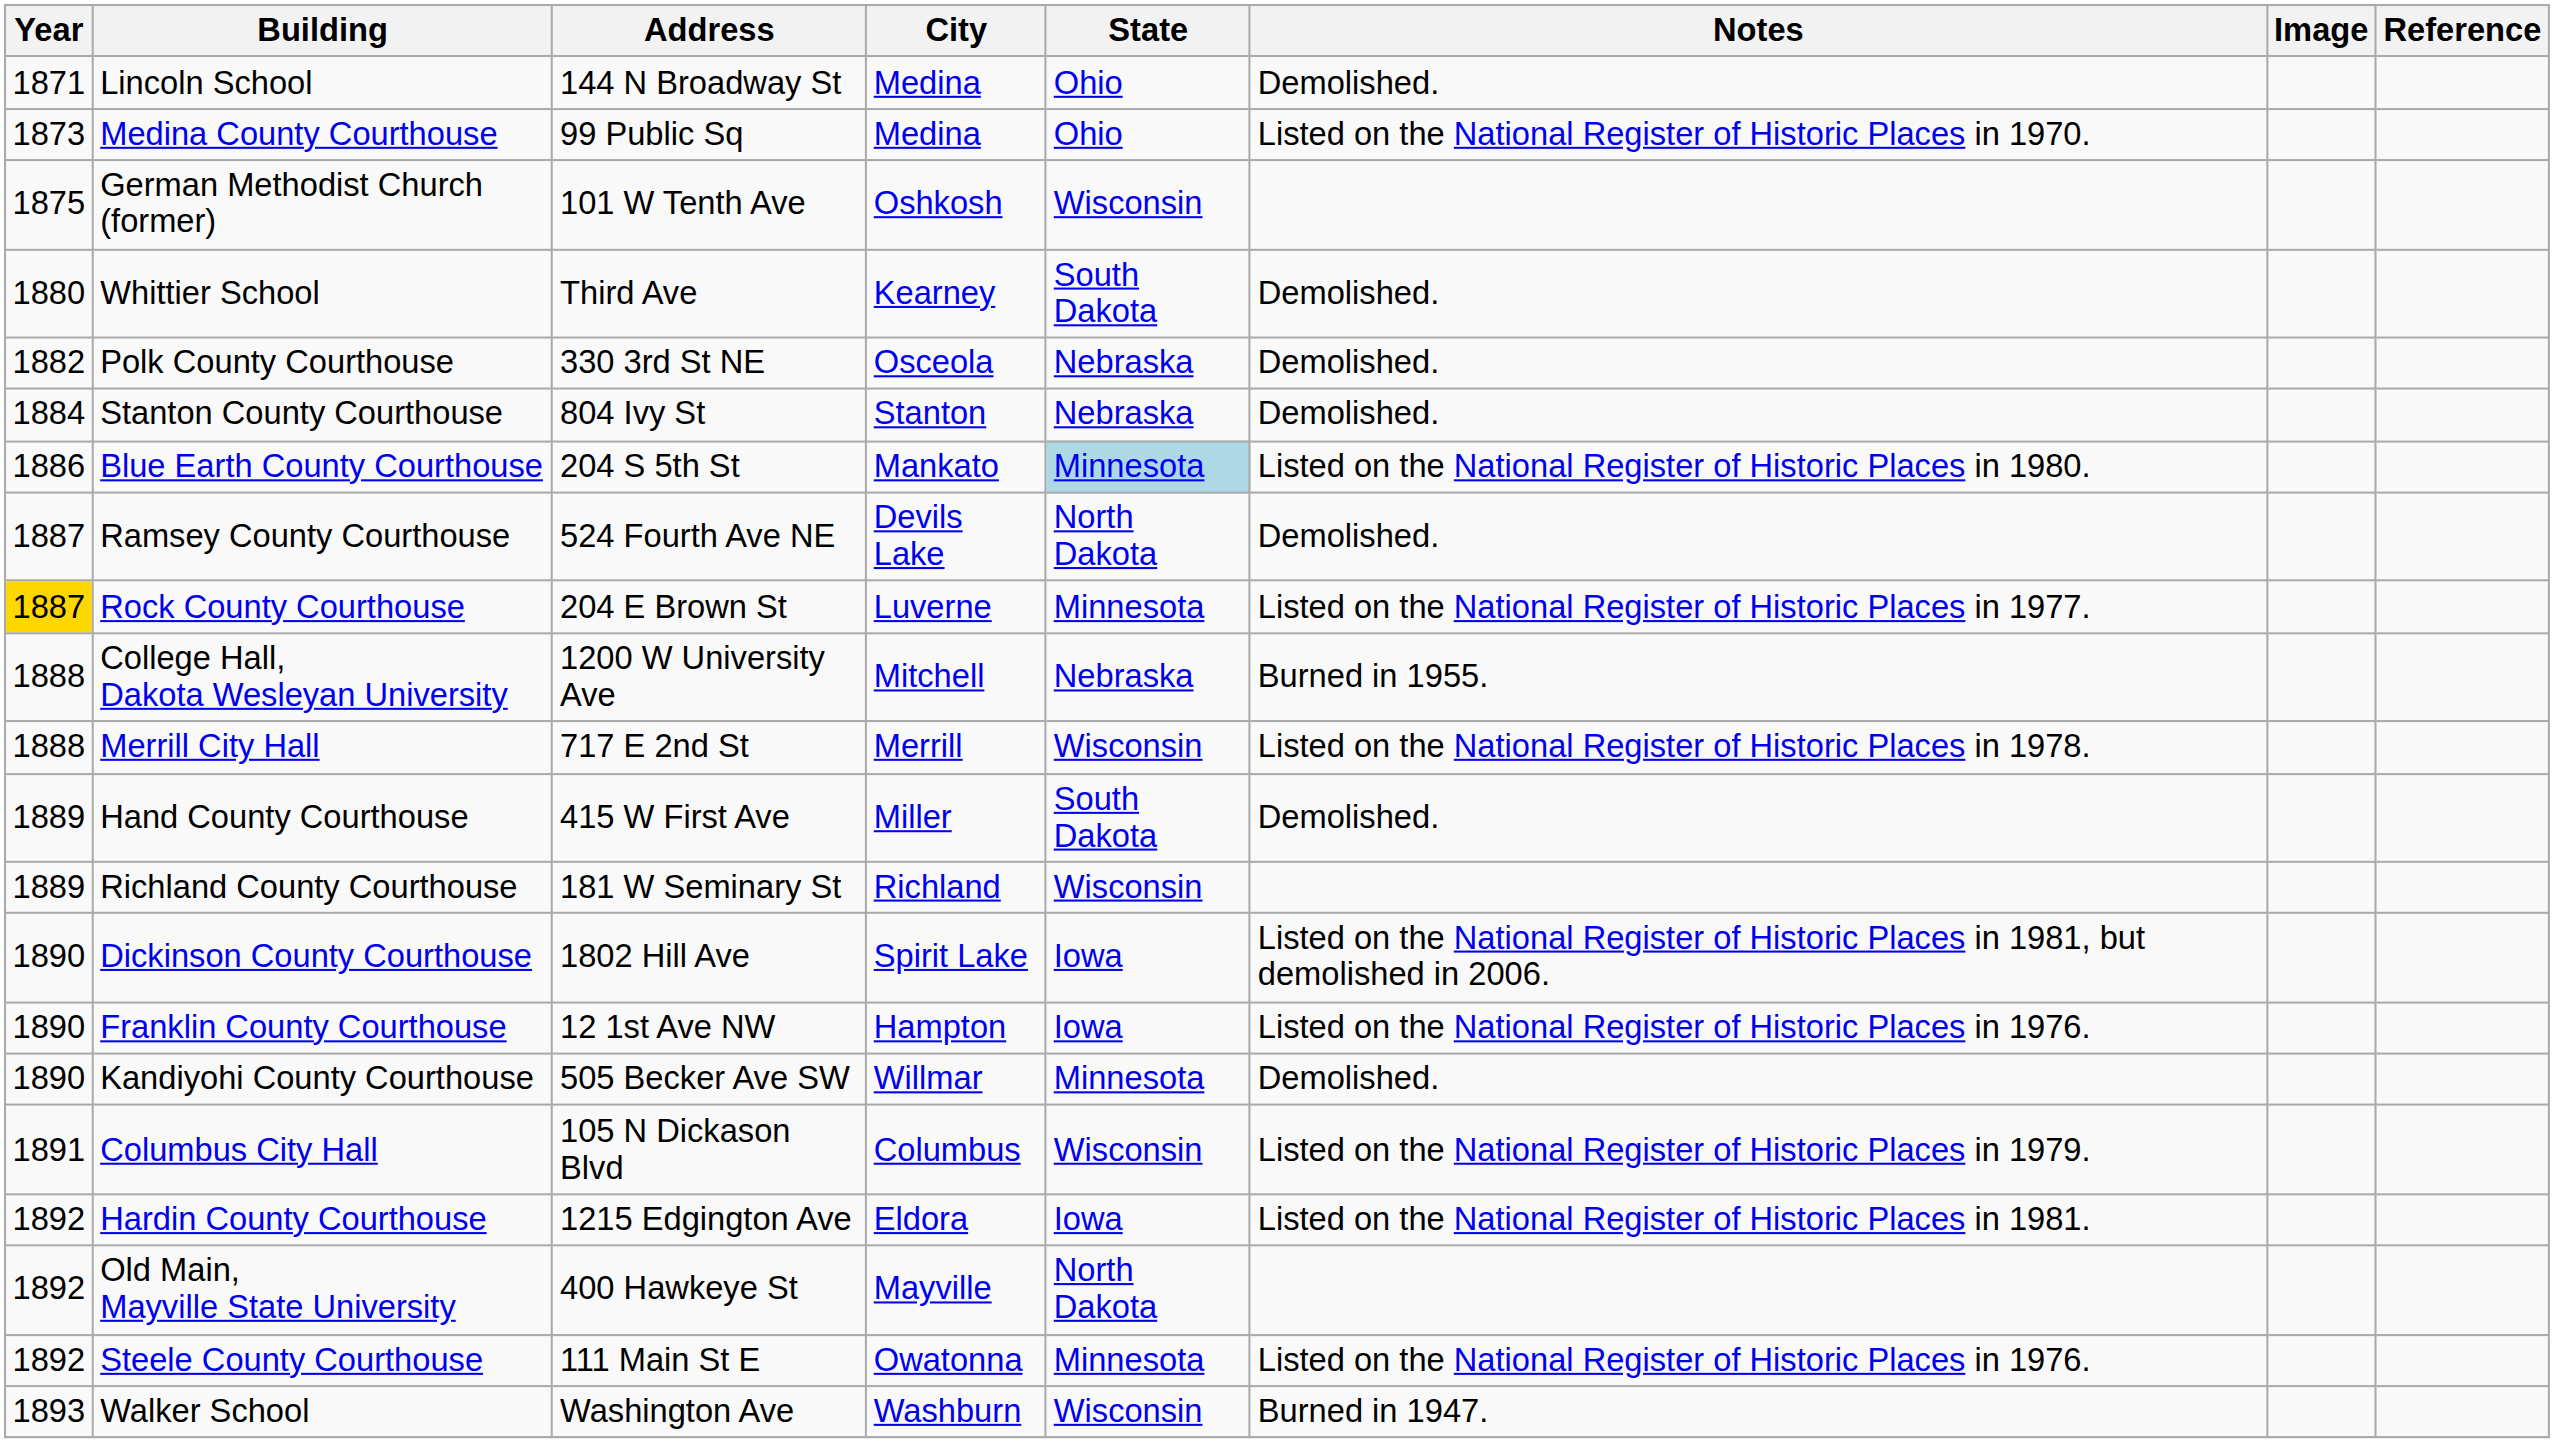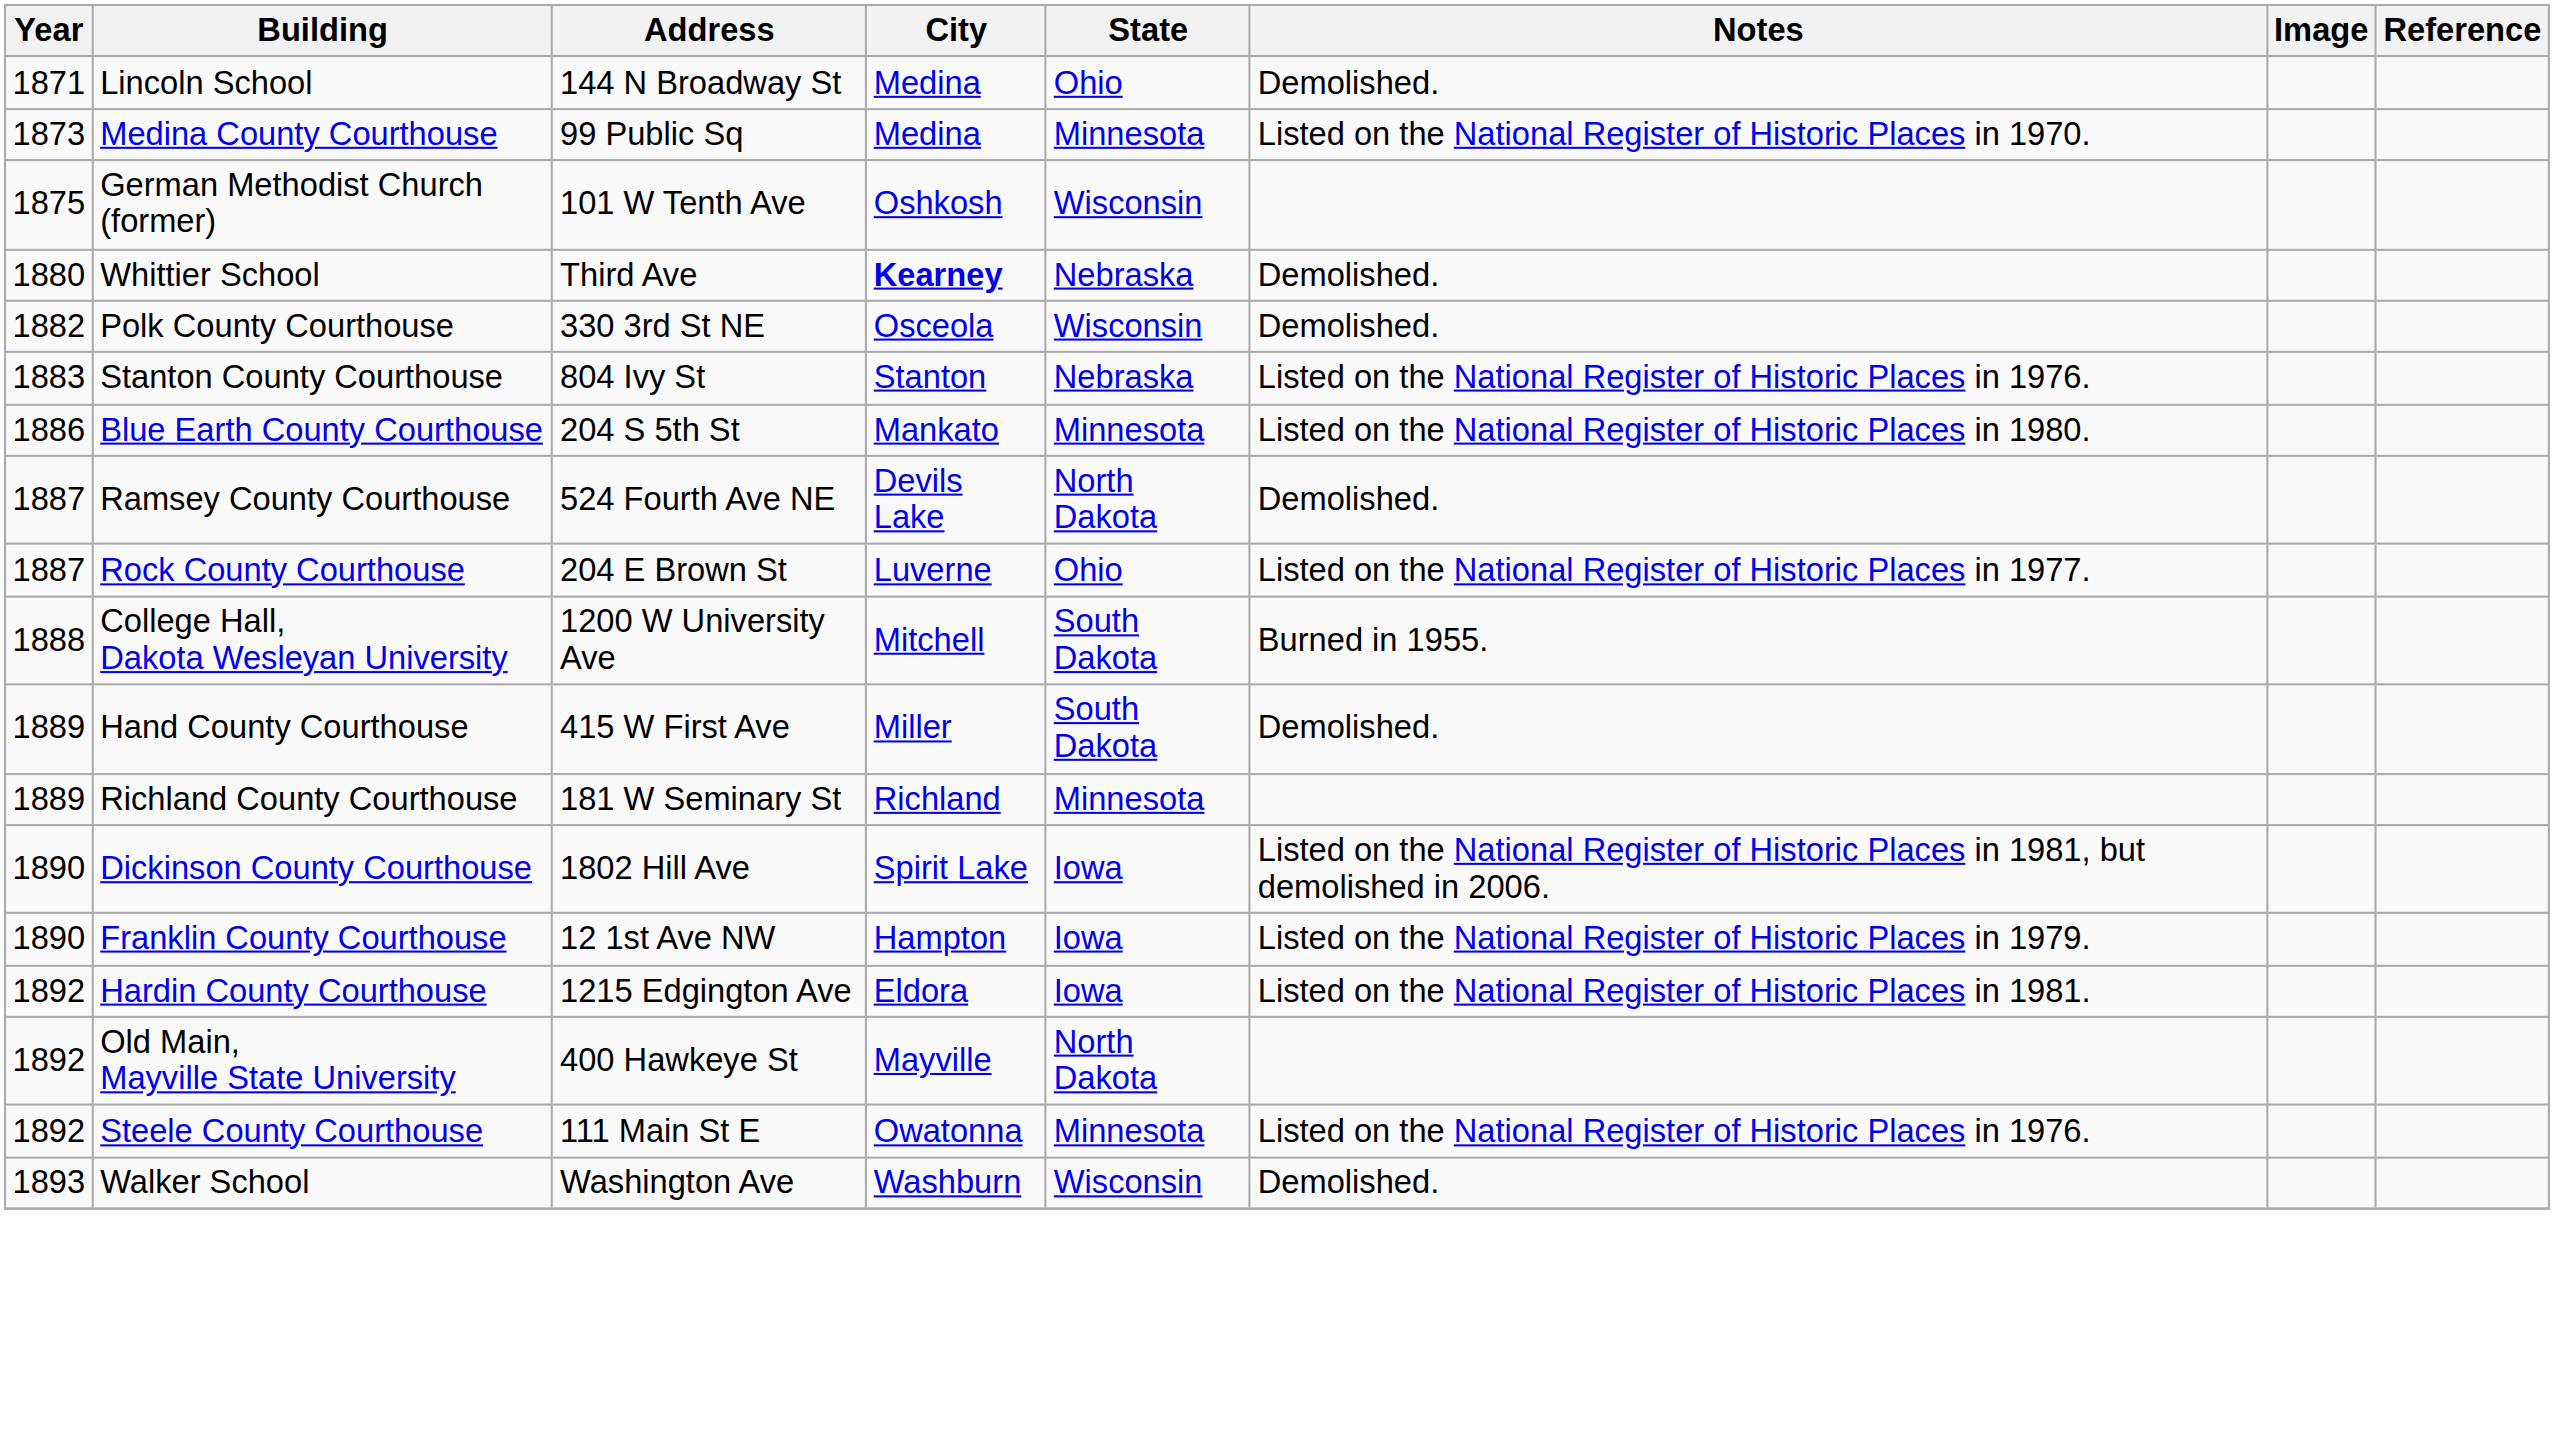(1088, 133) Ohio -> (1129, 133) Minnesota
(935, 292) normal -> (938, 274) bold
(1105, 292) South Dakota -> (1124, 274) Nebraska
(1124, 362) Nebraska -> (1128, 325) Wisconsin
(49, 414) 1884 -> (49, 377) 1883
(1349, 414) Demolished. -> (1674, 377) Listed on the National Register of Historic Places in 1976.
(1129, 466) lightblue background -> (1129, 429) no background
(49, 606) gold background -> (49, 569) no background
(1129, 606) Minnesota -> (1088, 569) Ohio
(1124, 676) Nebraska -> (1105, 639) South Dakota
- row: (210, 746)
(1128, 886) Wisconsin -> (1129, 798) Minnesota
(1674, 1027) Listed on the National Register of Historic Places in 1976. -> (1674, 938) Listed on the National Register of Historic Places in 1979.
- row: (317, 1078)
- row: (239, 1149)
(1373, 1411) Burned in 1947. -> (1349, 1182) Demolished.
